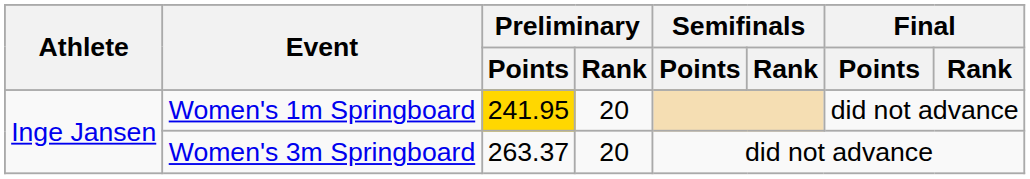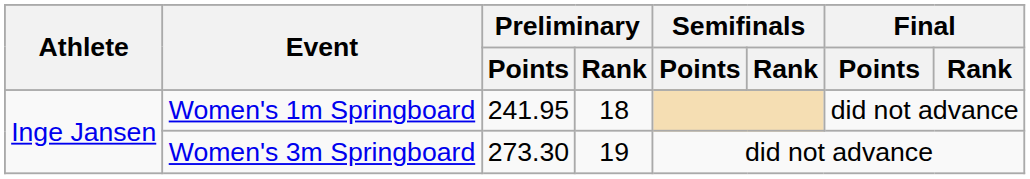(528, 111) gold background -> (528, 111) no background
(614, 111) 20 -> (614, 111) 18
(528, 153) 263.37 -> (528, 153) 273.30
(614, 153) 20 -> (614, 153) 19
